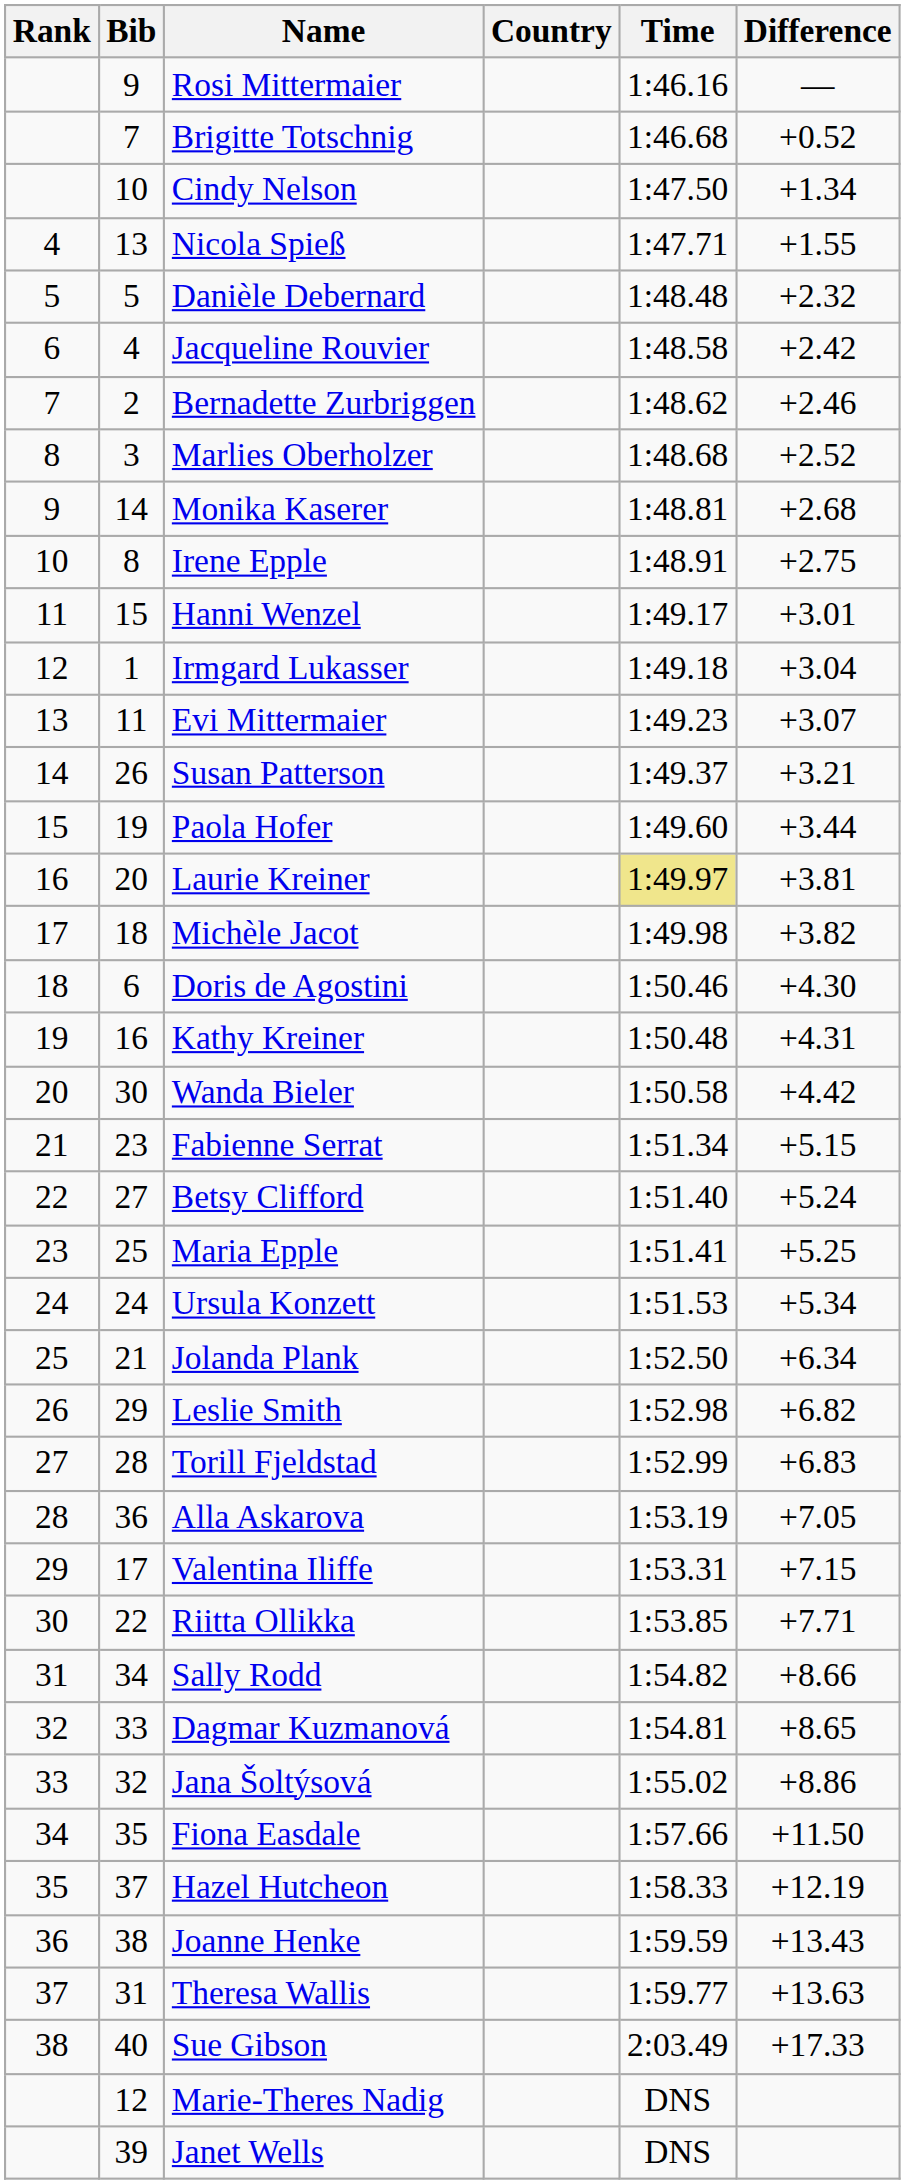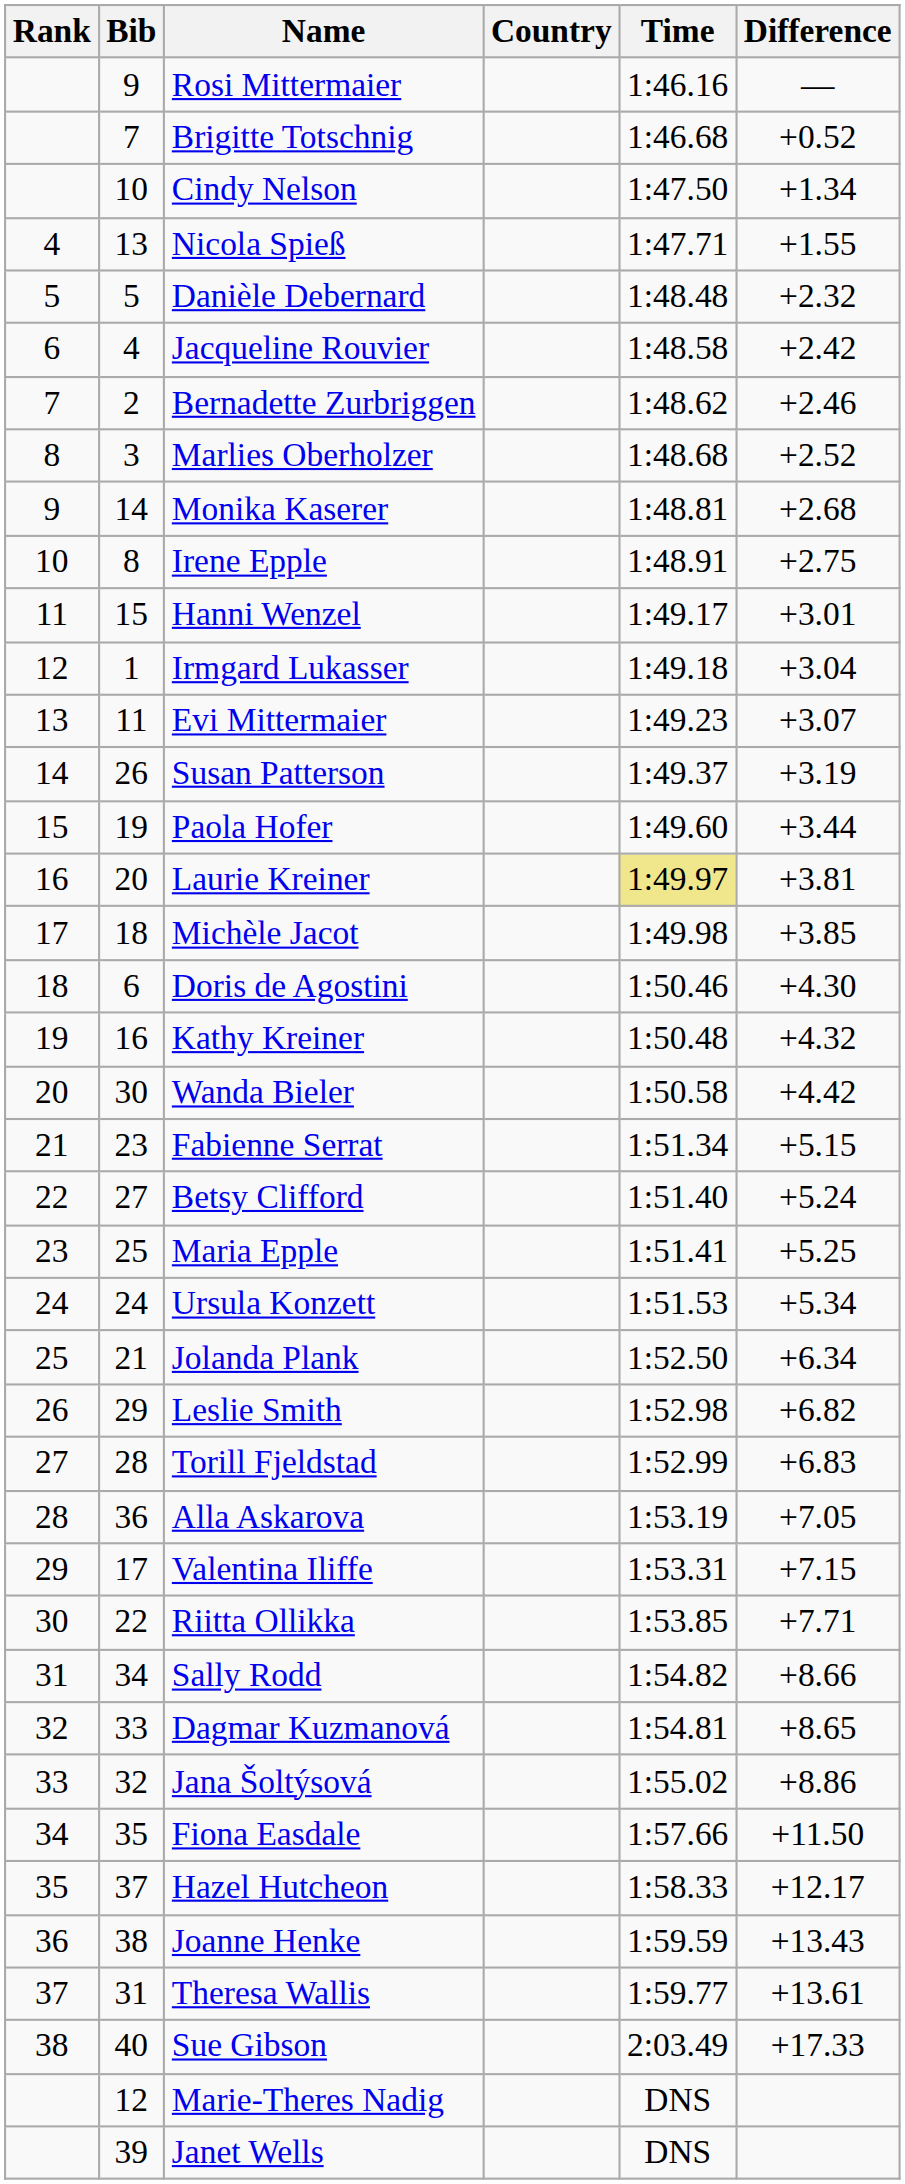(818, 773) +3.21 -> (818, 773) +3.19
(818, 932) +3.82 -> (818, 932) +3.85
(818, 1038) +4.31 -> (818, 1038) +4.32
(818, 1887) +12.19 -> (818, 1887) +12.17
(818, 1993) +13.63 -> (818, 1993) +13.61
